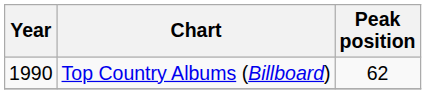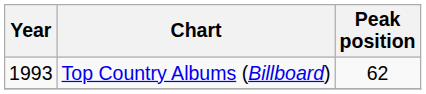(31, 72) 1990 -> (31, 72) 1993
